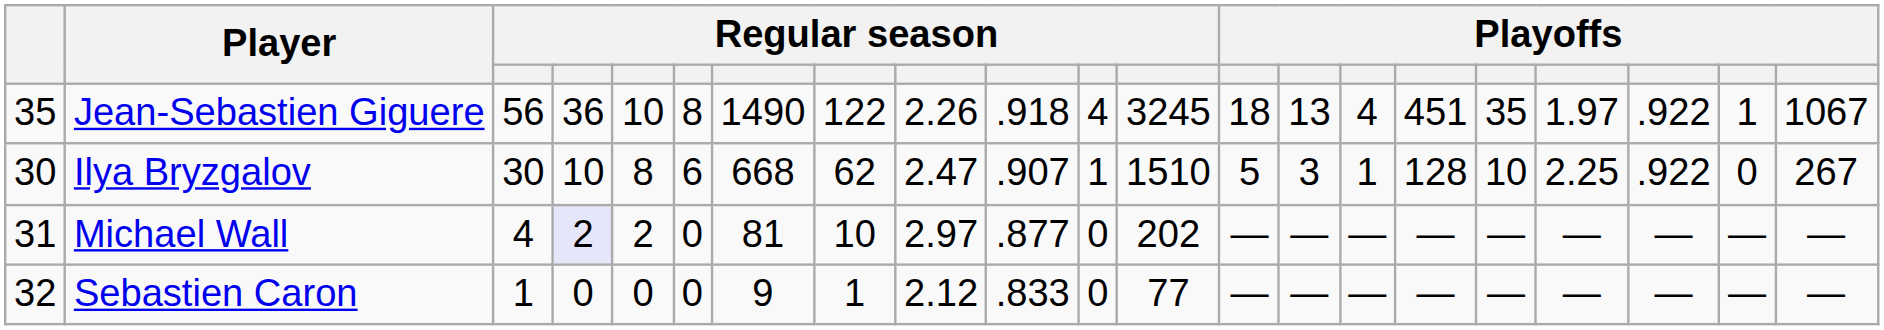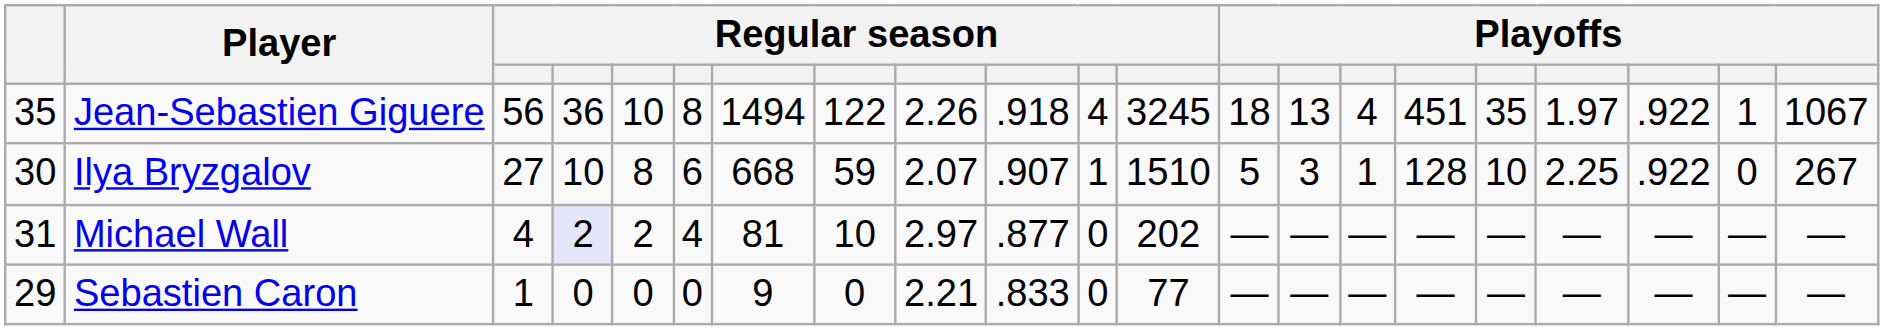(763, 112) 1490 -> (763, 112) 1494
(523, 173) 30 -> (523, 173) 27
(855, 173) 62 -> (855, 173) 59
(941, 173) 2.47 -> (941, 173) 2.07
(692, 233) 0 -> (692, 233) 4
(35, 293) 32 -> (35, 293) 29
(855, 293) 1 -> (855, 293) 0
(941, 293) 2.12 -> (941, 293) 2.21
